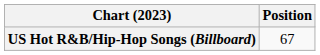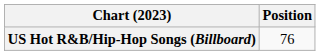(287, 38) 67 -> (287, 38) 76
